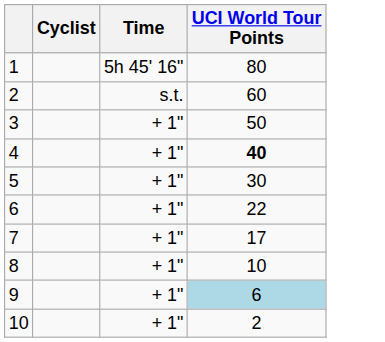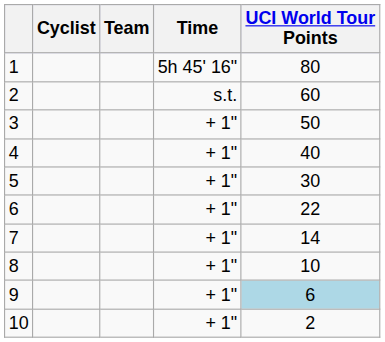+ column: (127, 28)
(257, 152) bold -> (310, 152) normal
(257, 237) 17 -> (310, 237) 14
